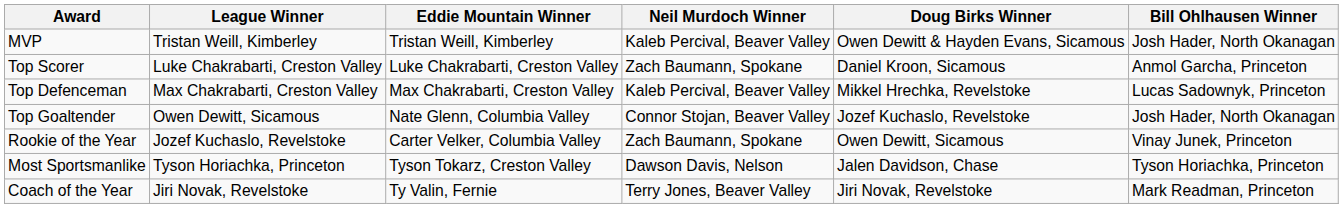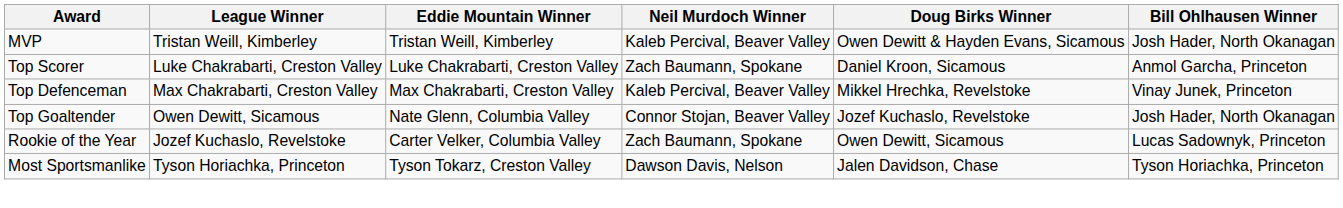(1229, 91) Lucas Sadownyk, Princeton -> (1212, 91) Vinay Junek, Princeton
(1212, 141) Vinay Junek, Princeton -> (1229, 141) Lucas Sadownyk, Princeton
- row: (70, 191)
